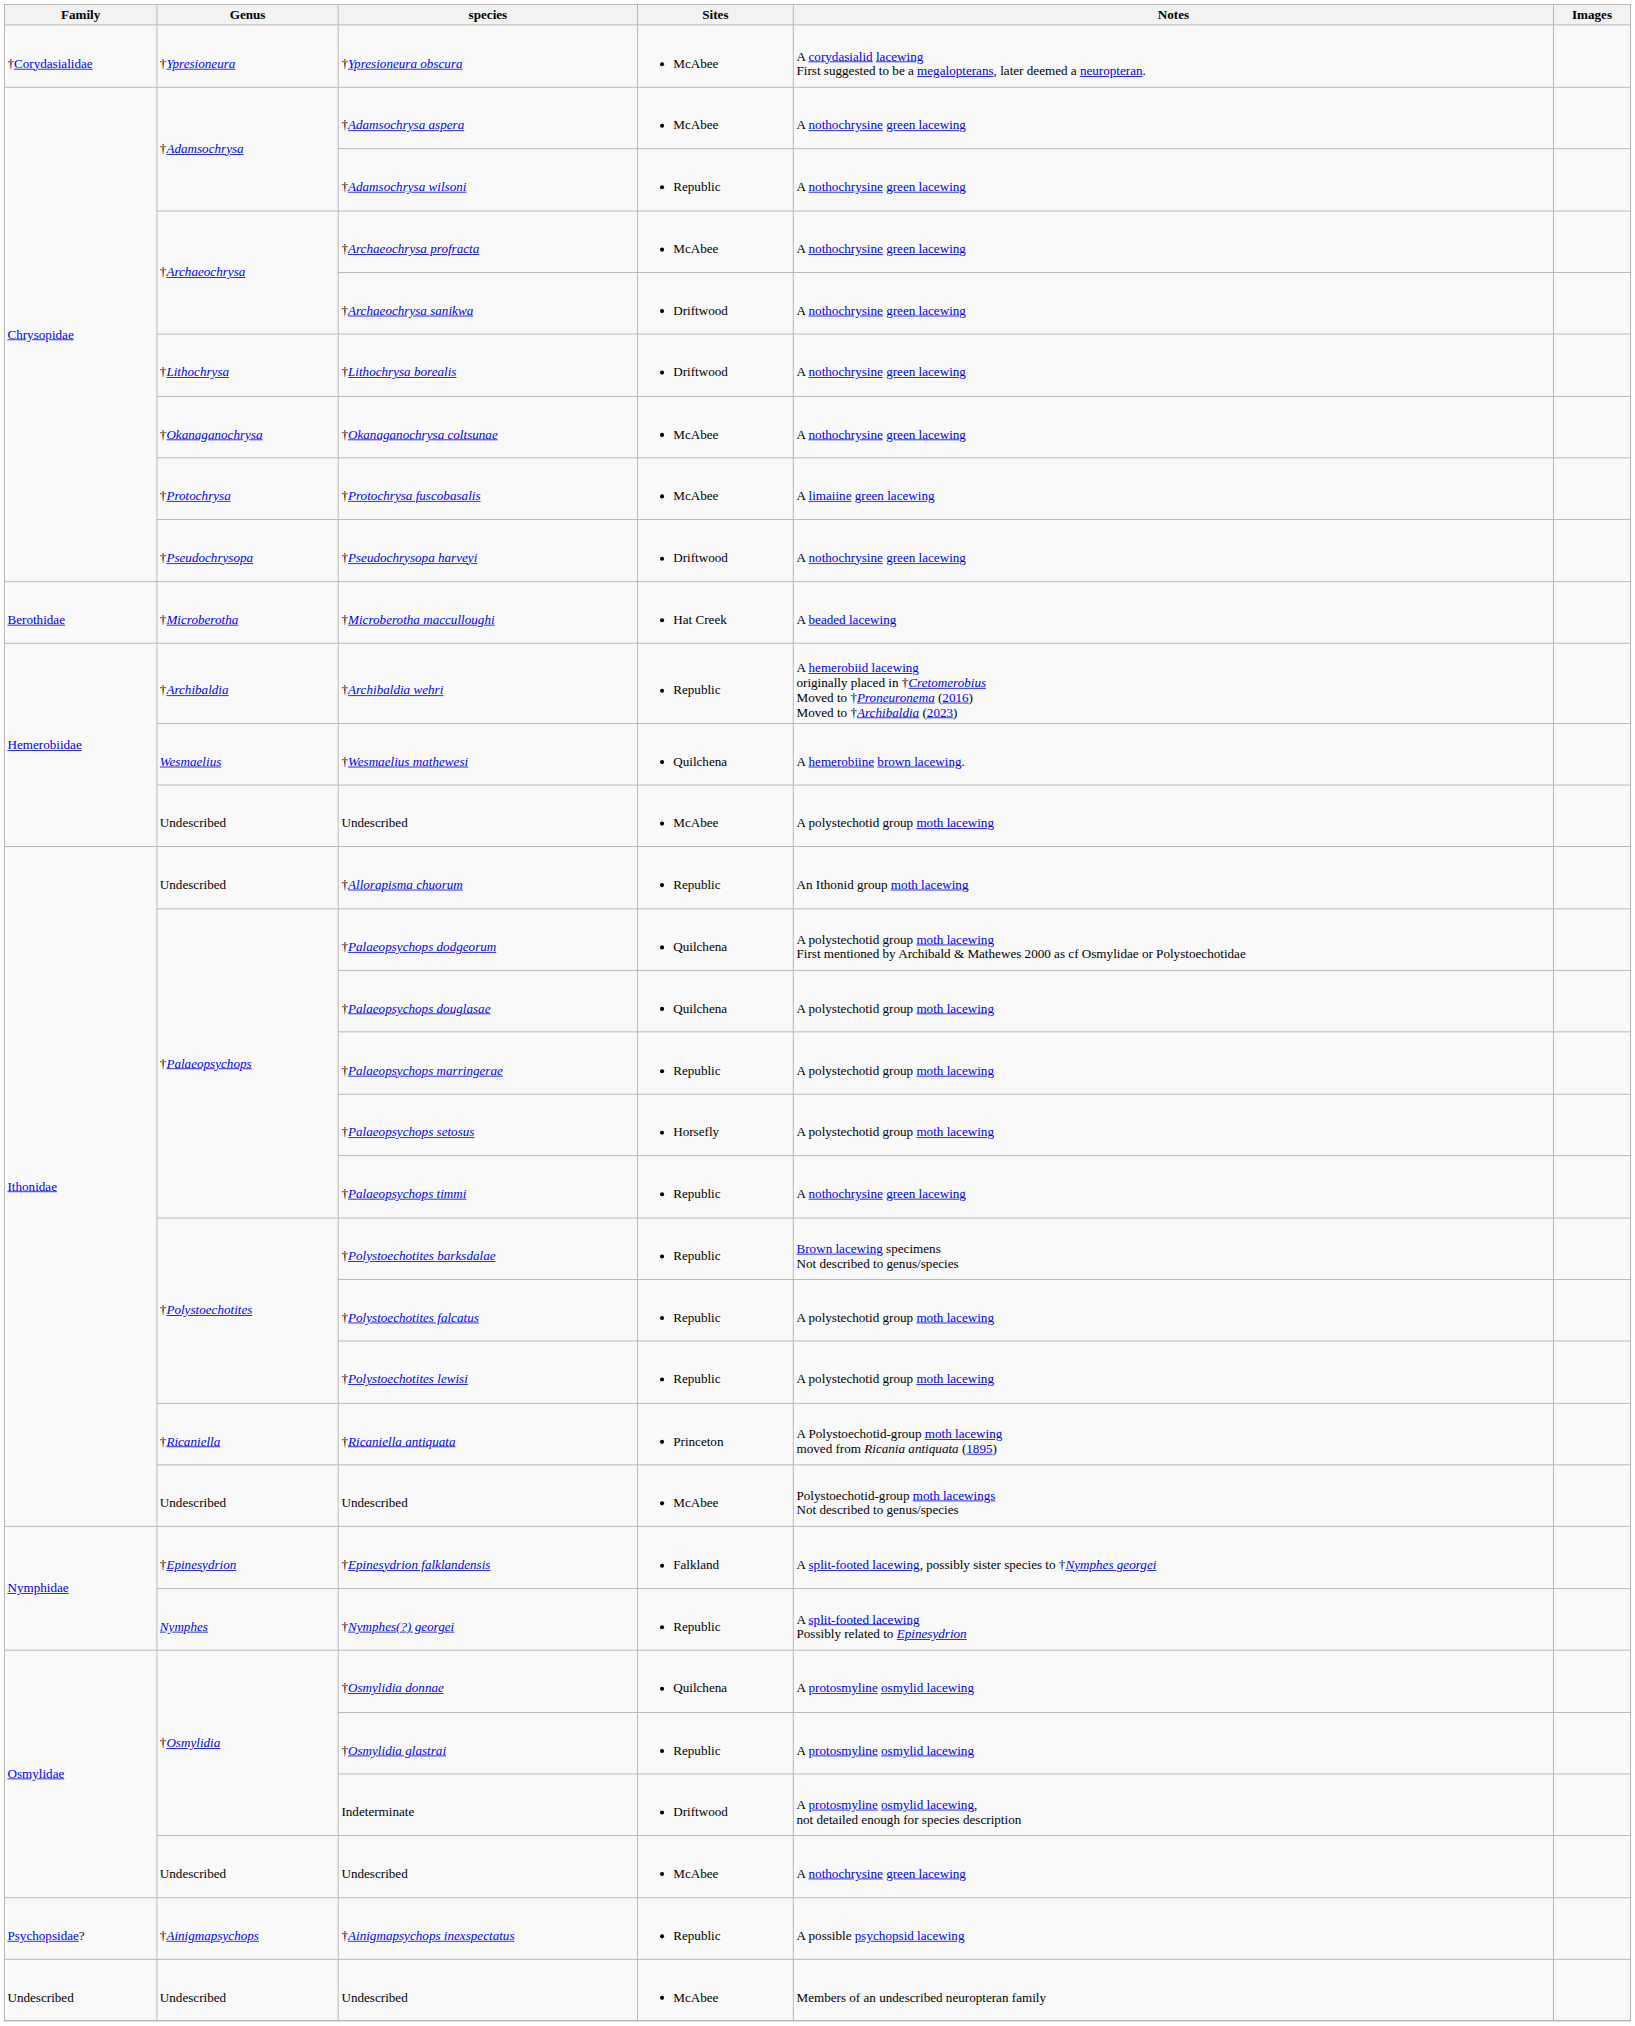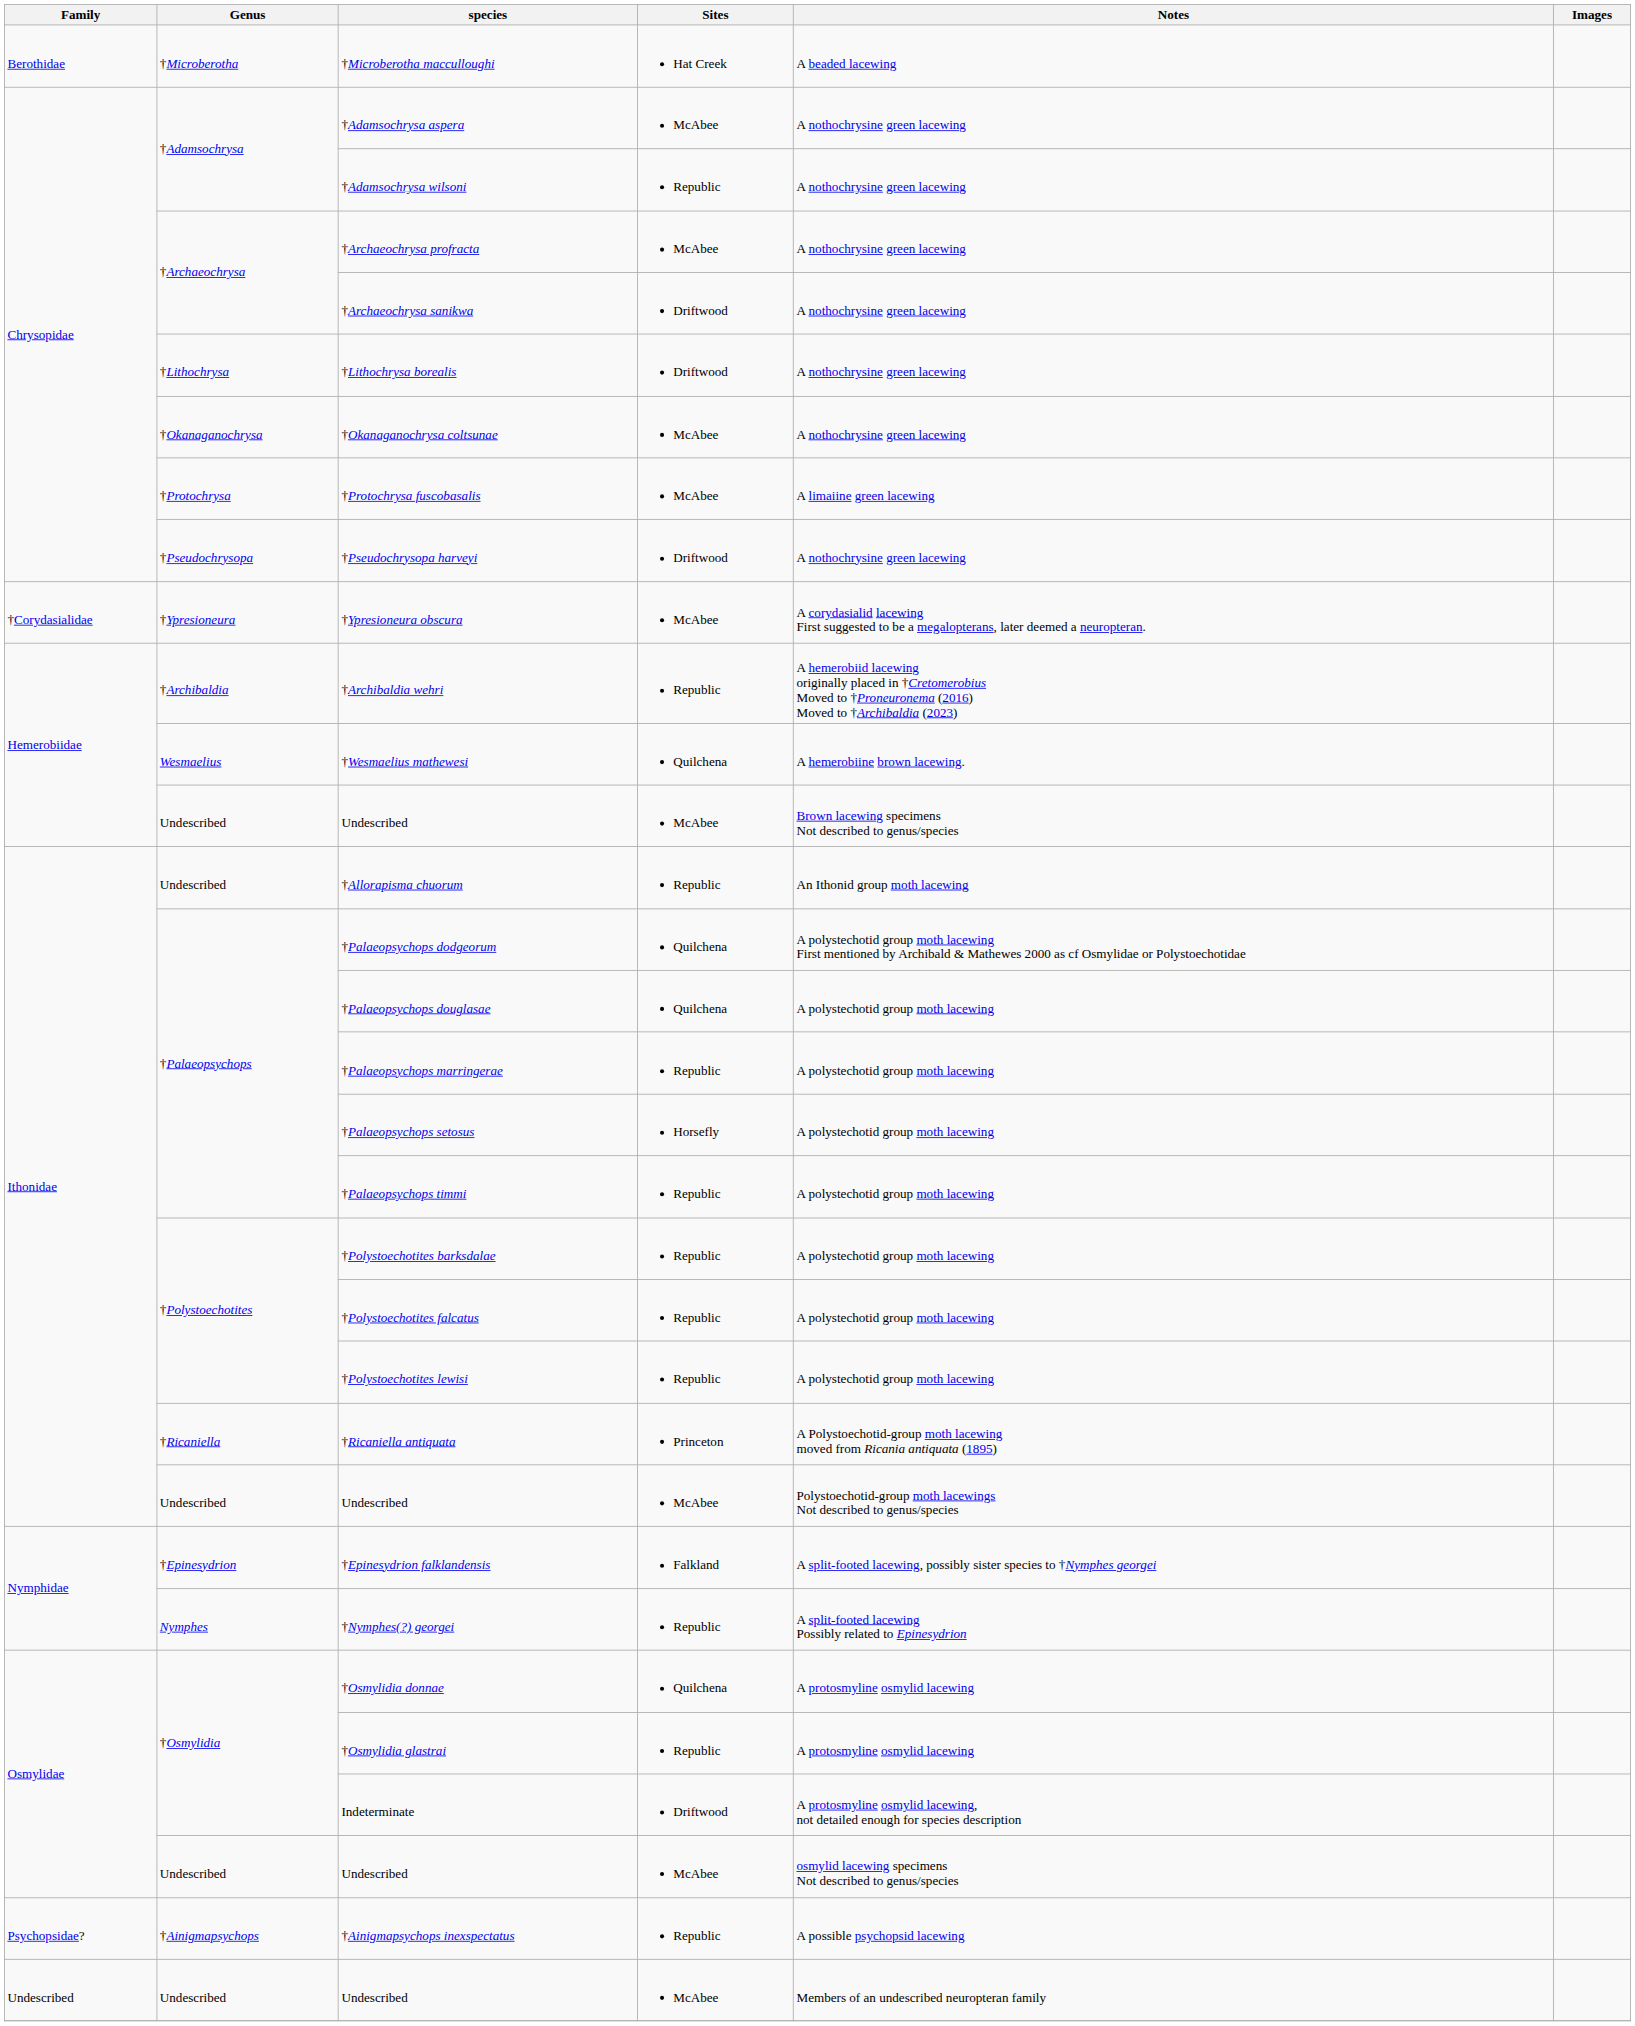rows swapped: (36, 619) <-> (50, 63)
(895, 823) A polystechotid group moth lacewing -> (878, 823) Brown lacewing specimens Not described to genus/species
(881, 1194) A nothochrysine green lacewing -> (895, 1194) A polystechotid group moth lacewing
(878, 1255) Brown lacewing specimens Not described to genus/species -> (895, 1255) A polystechotid group moth lacewing
(881, 1874) A nothochrysine green lacewing -> (878, 1874) osmylid lacewing specimens Not described to genus/species
